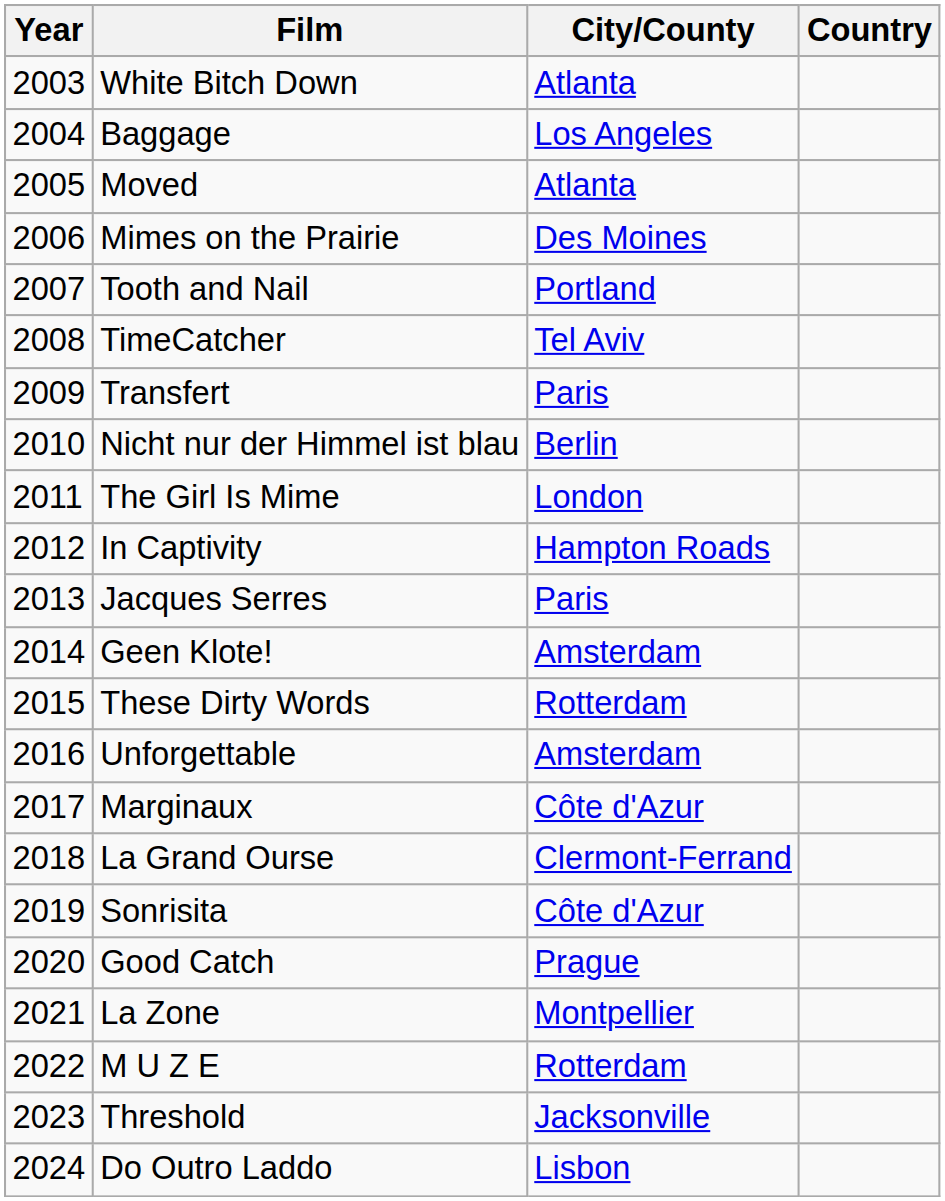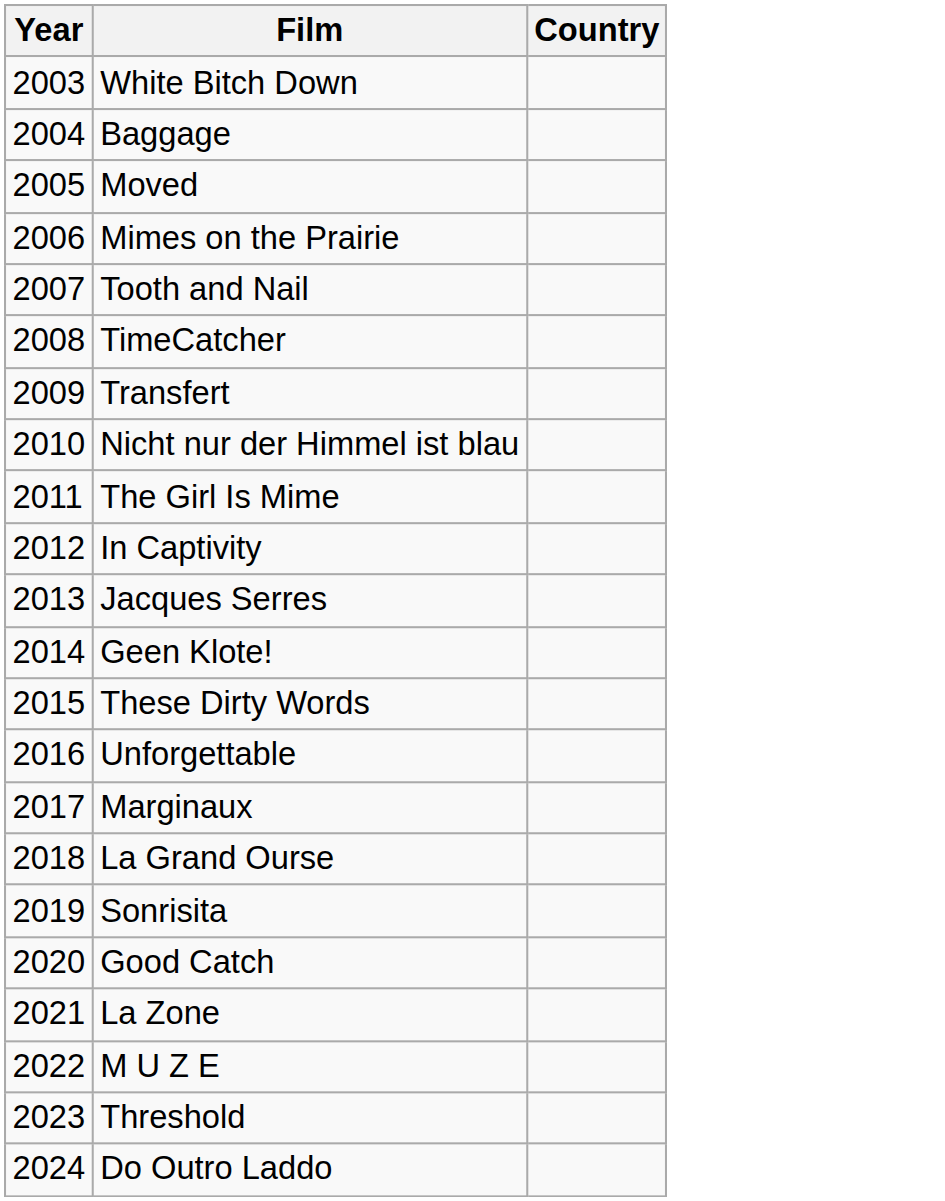- column: (663, 30)
